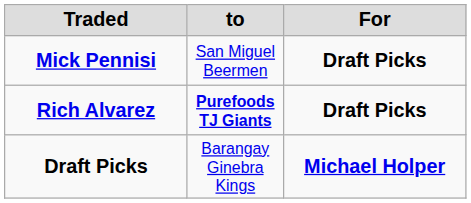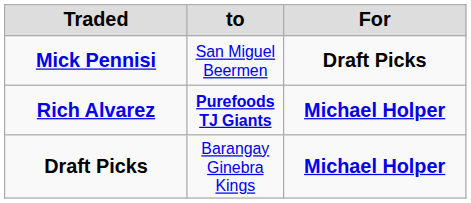(375, 110) Draft Picks -> (375, 110) Michael Holper
